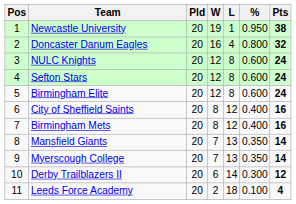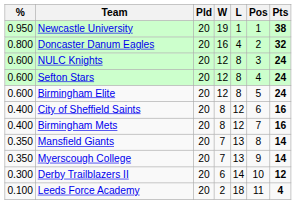columns swapped: (17, 12) <-> (255, 12)
